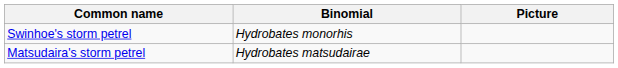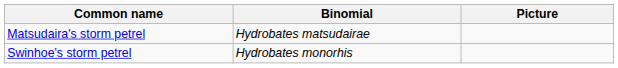rows swapped: (69, 33) <-> (76, 53)
